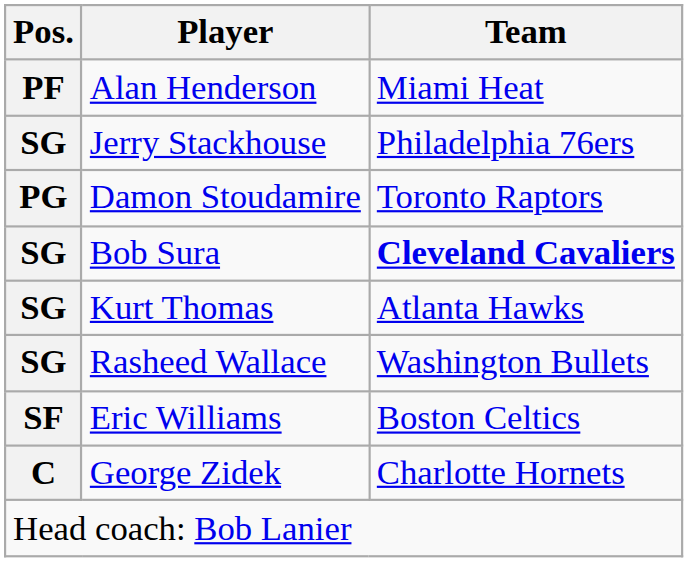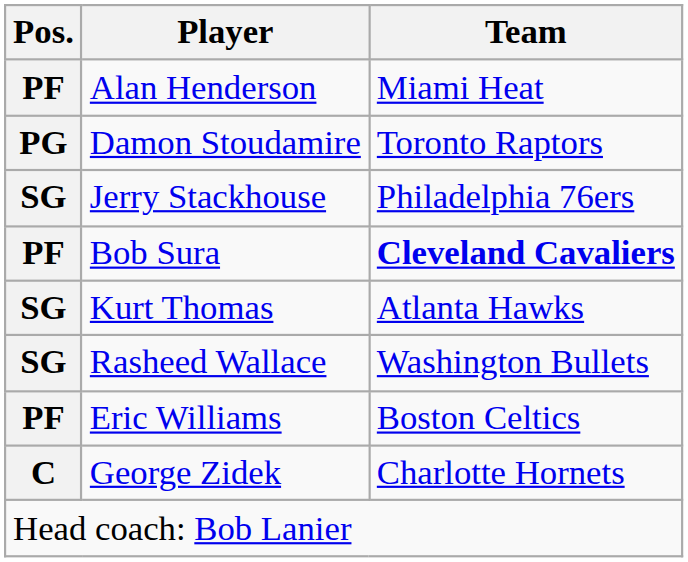rows swapped: (208, 142) <-> (225, 197)
(43, 252) SG -> (43, 252) PF
(43, 417) SF -> (43, 417) PF
